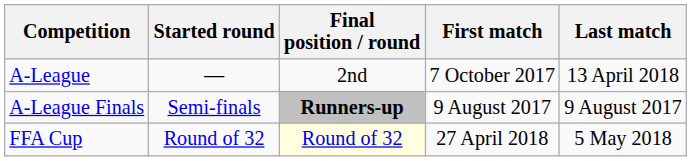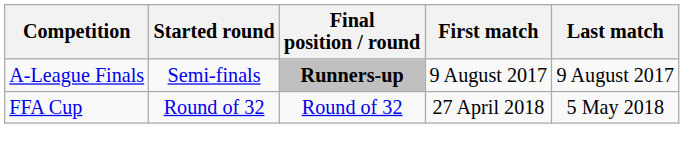- row: (50, 75)
(352, 139) lightyellow background -> (352, 107) no background
